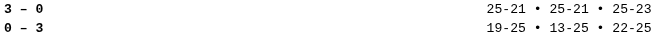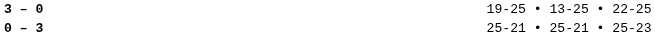(569, 9) 25-21 • 25-21 • 25-23 -> (569, 9) 19-25 • 13-25 • 22-25
(569, 28) 19-25 • 13-25 • 22-25 -> (569, 28) 25-21 • 25-21 • 25-23
